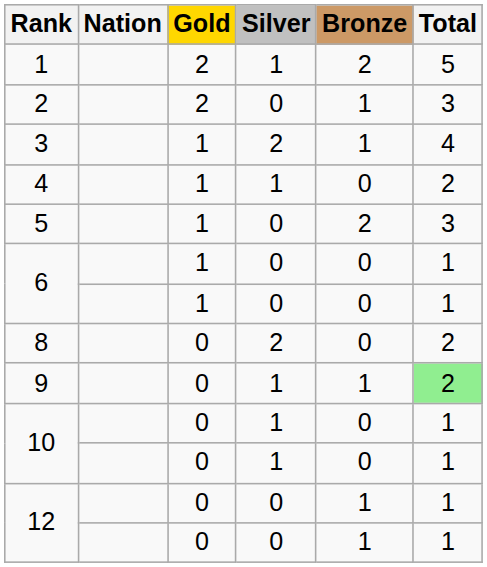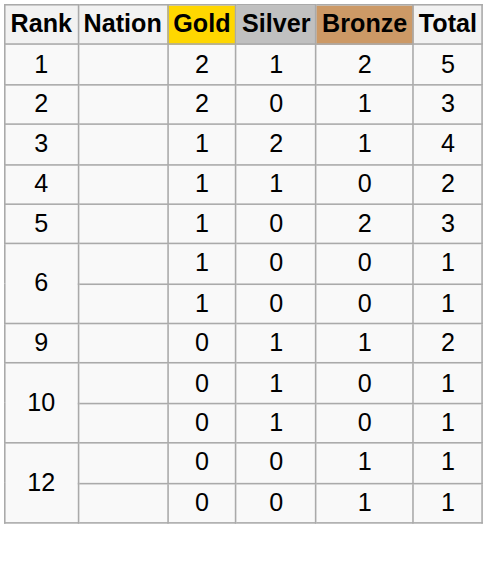- row: (41, 343)
(448, 382) lightgreen background -> (448, 343) no background
